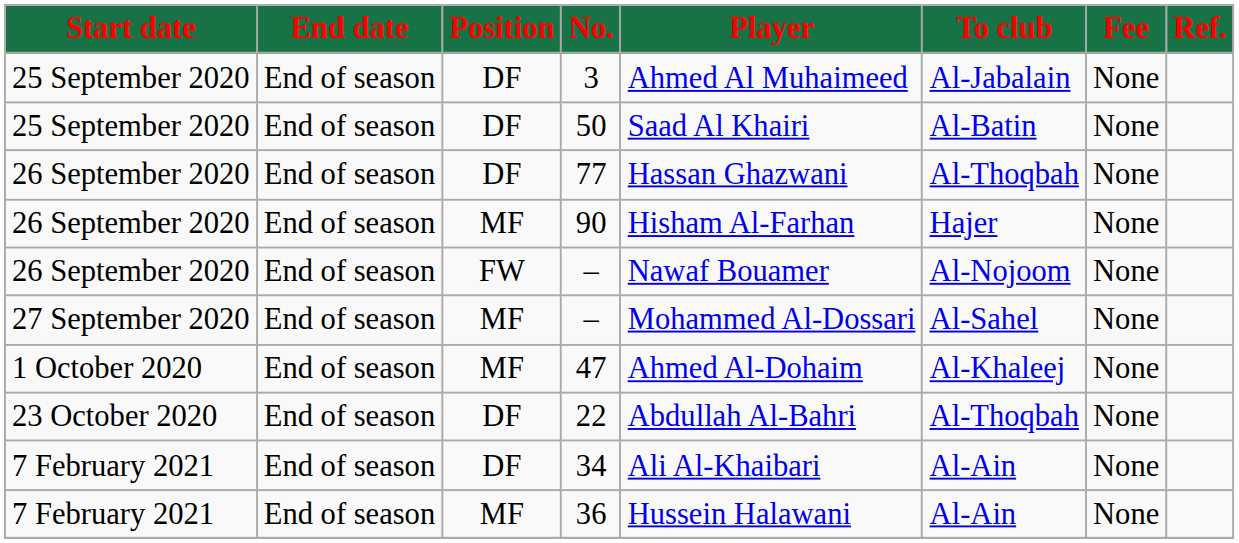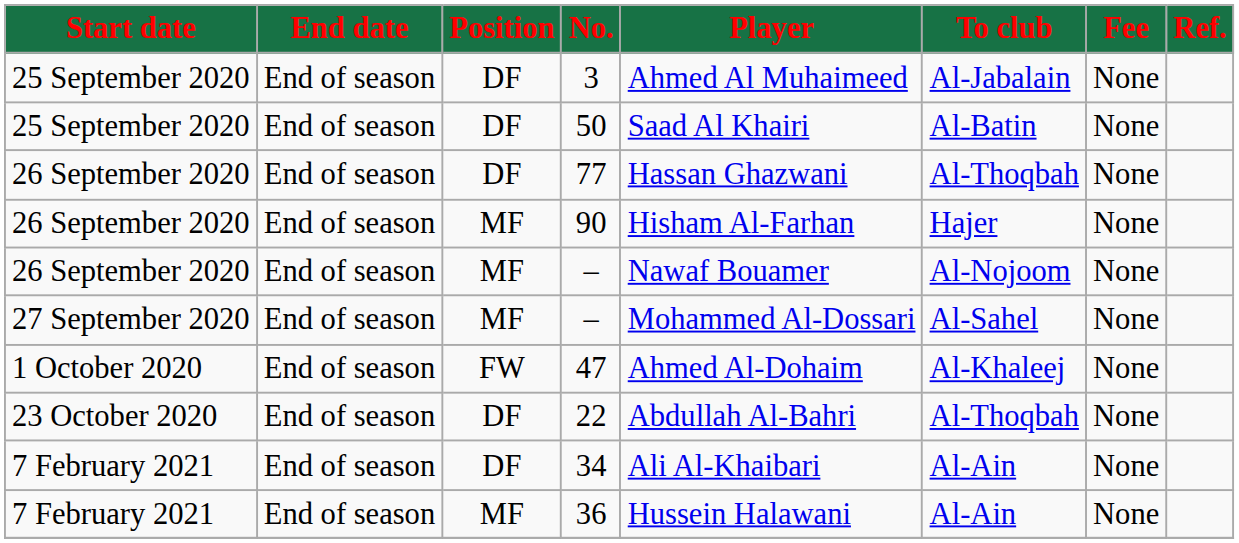(502, 271) FW -> (502, 271) MF
(502, 367) MF -> (502, 367) FW
